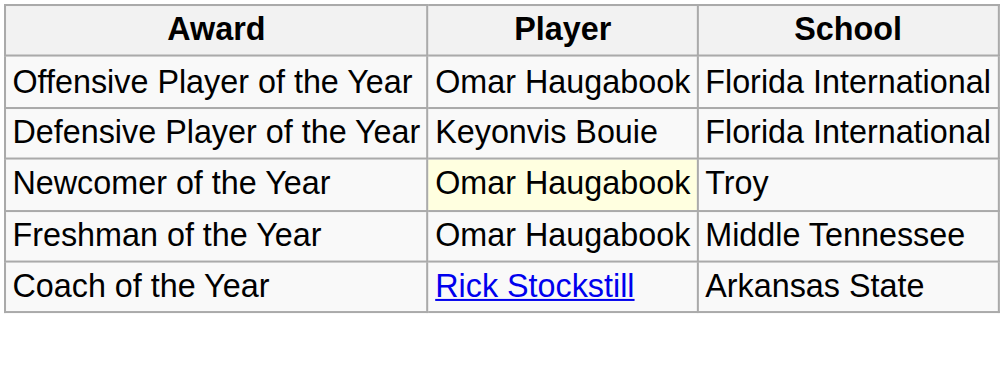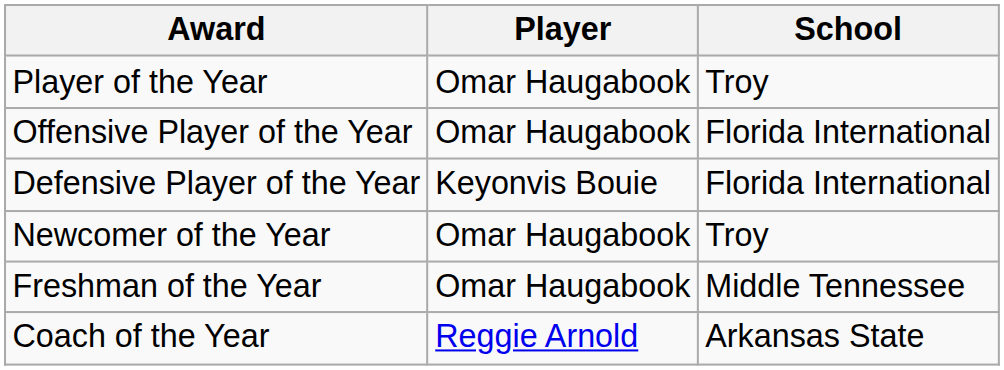+ row: (140, 81)
(563, 183) lightyellow background -> (563, 235) no background
(535, 286) Rick Stockstill -> (537, 337) Reggie Arnold
